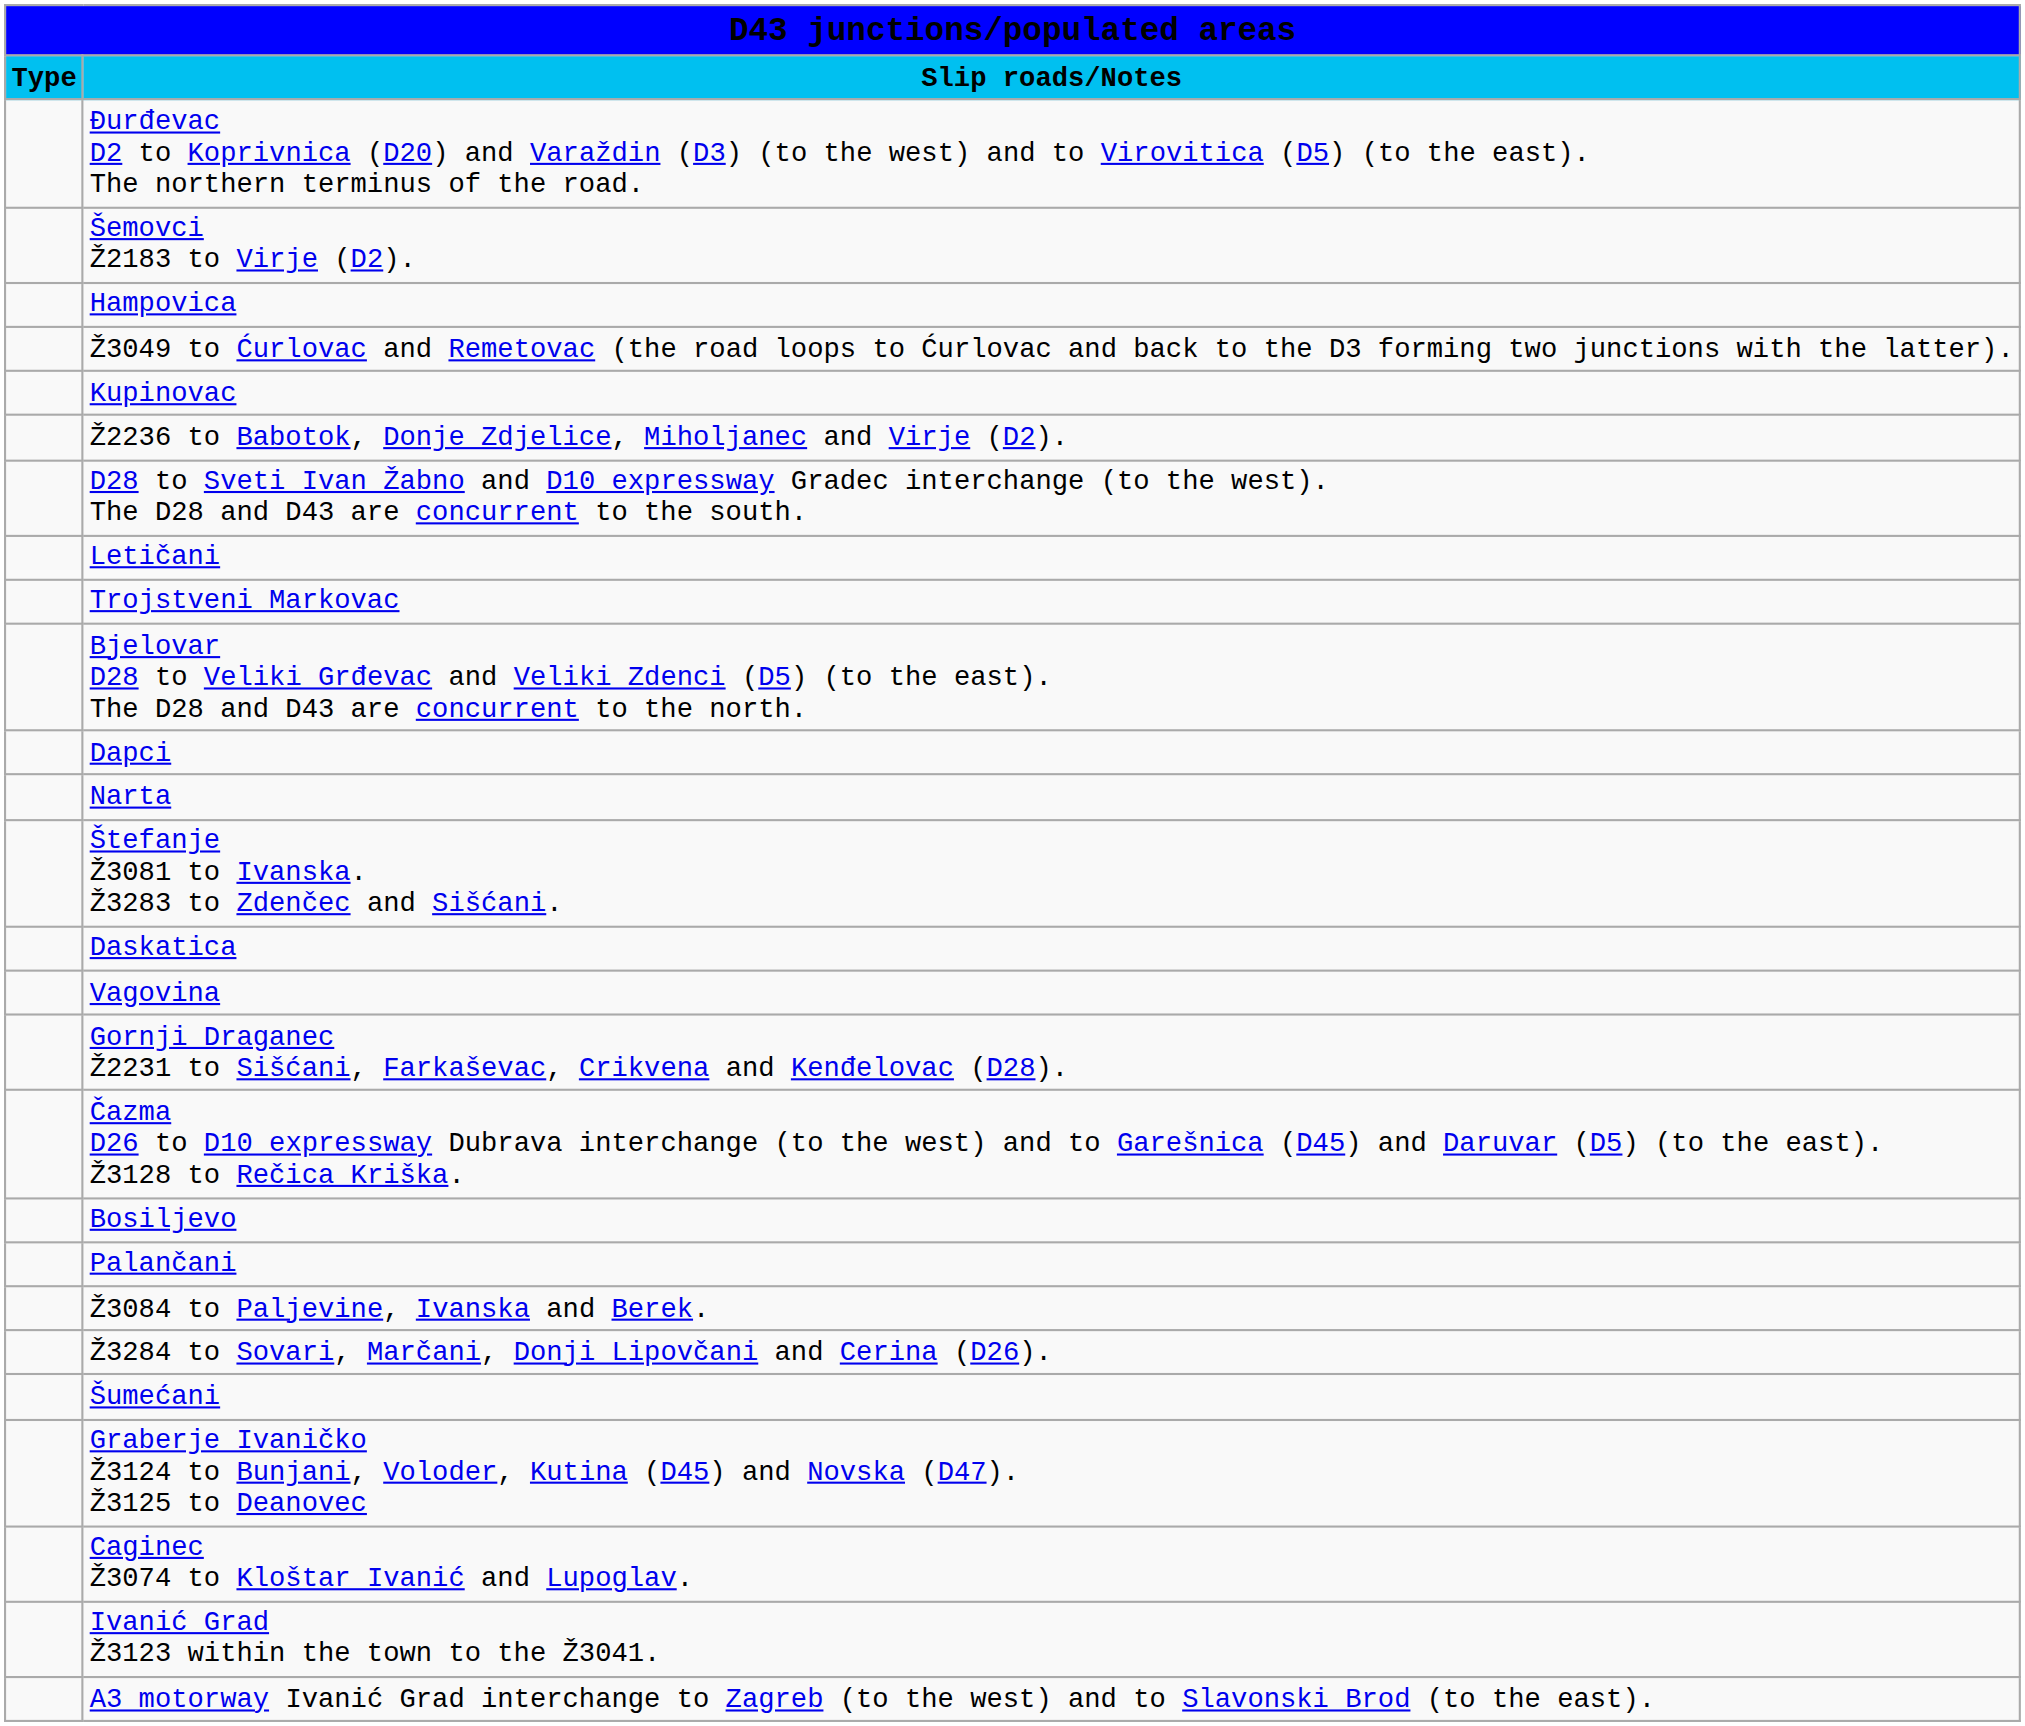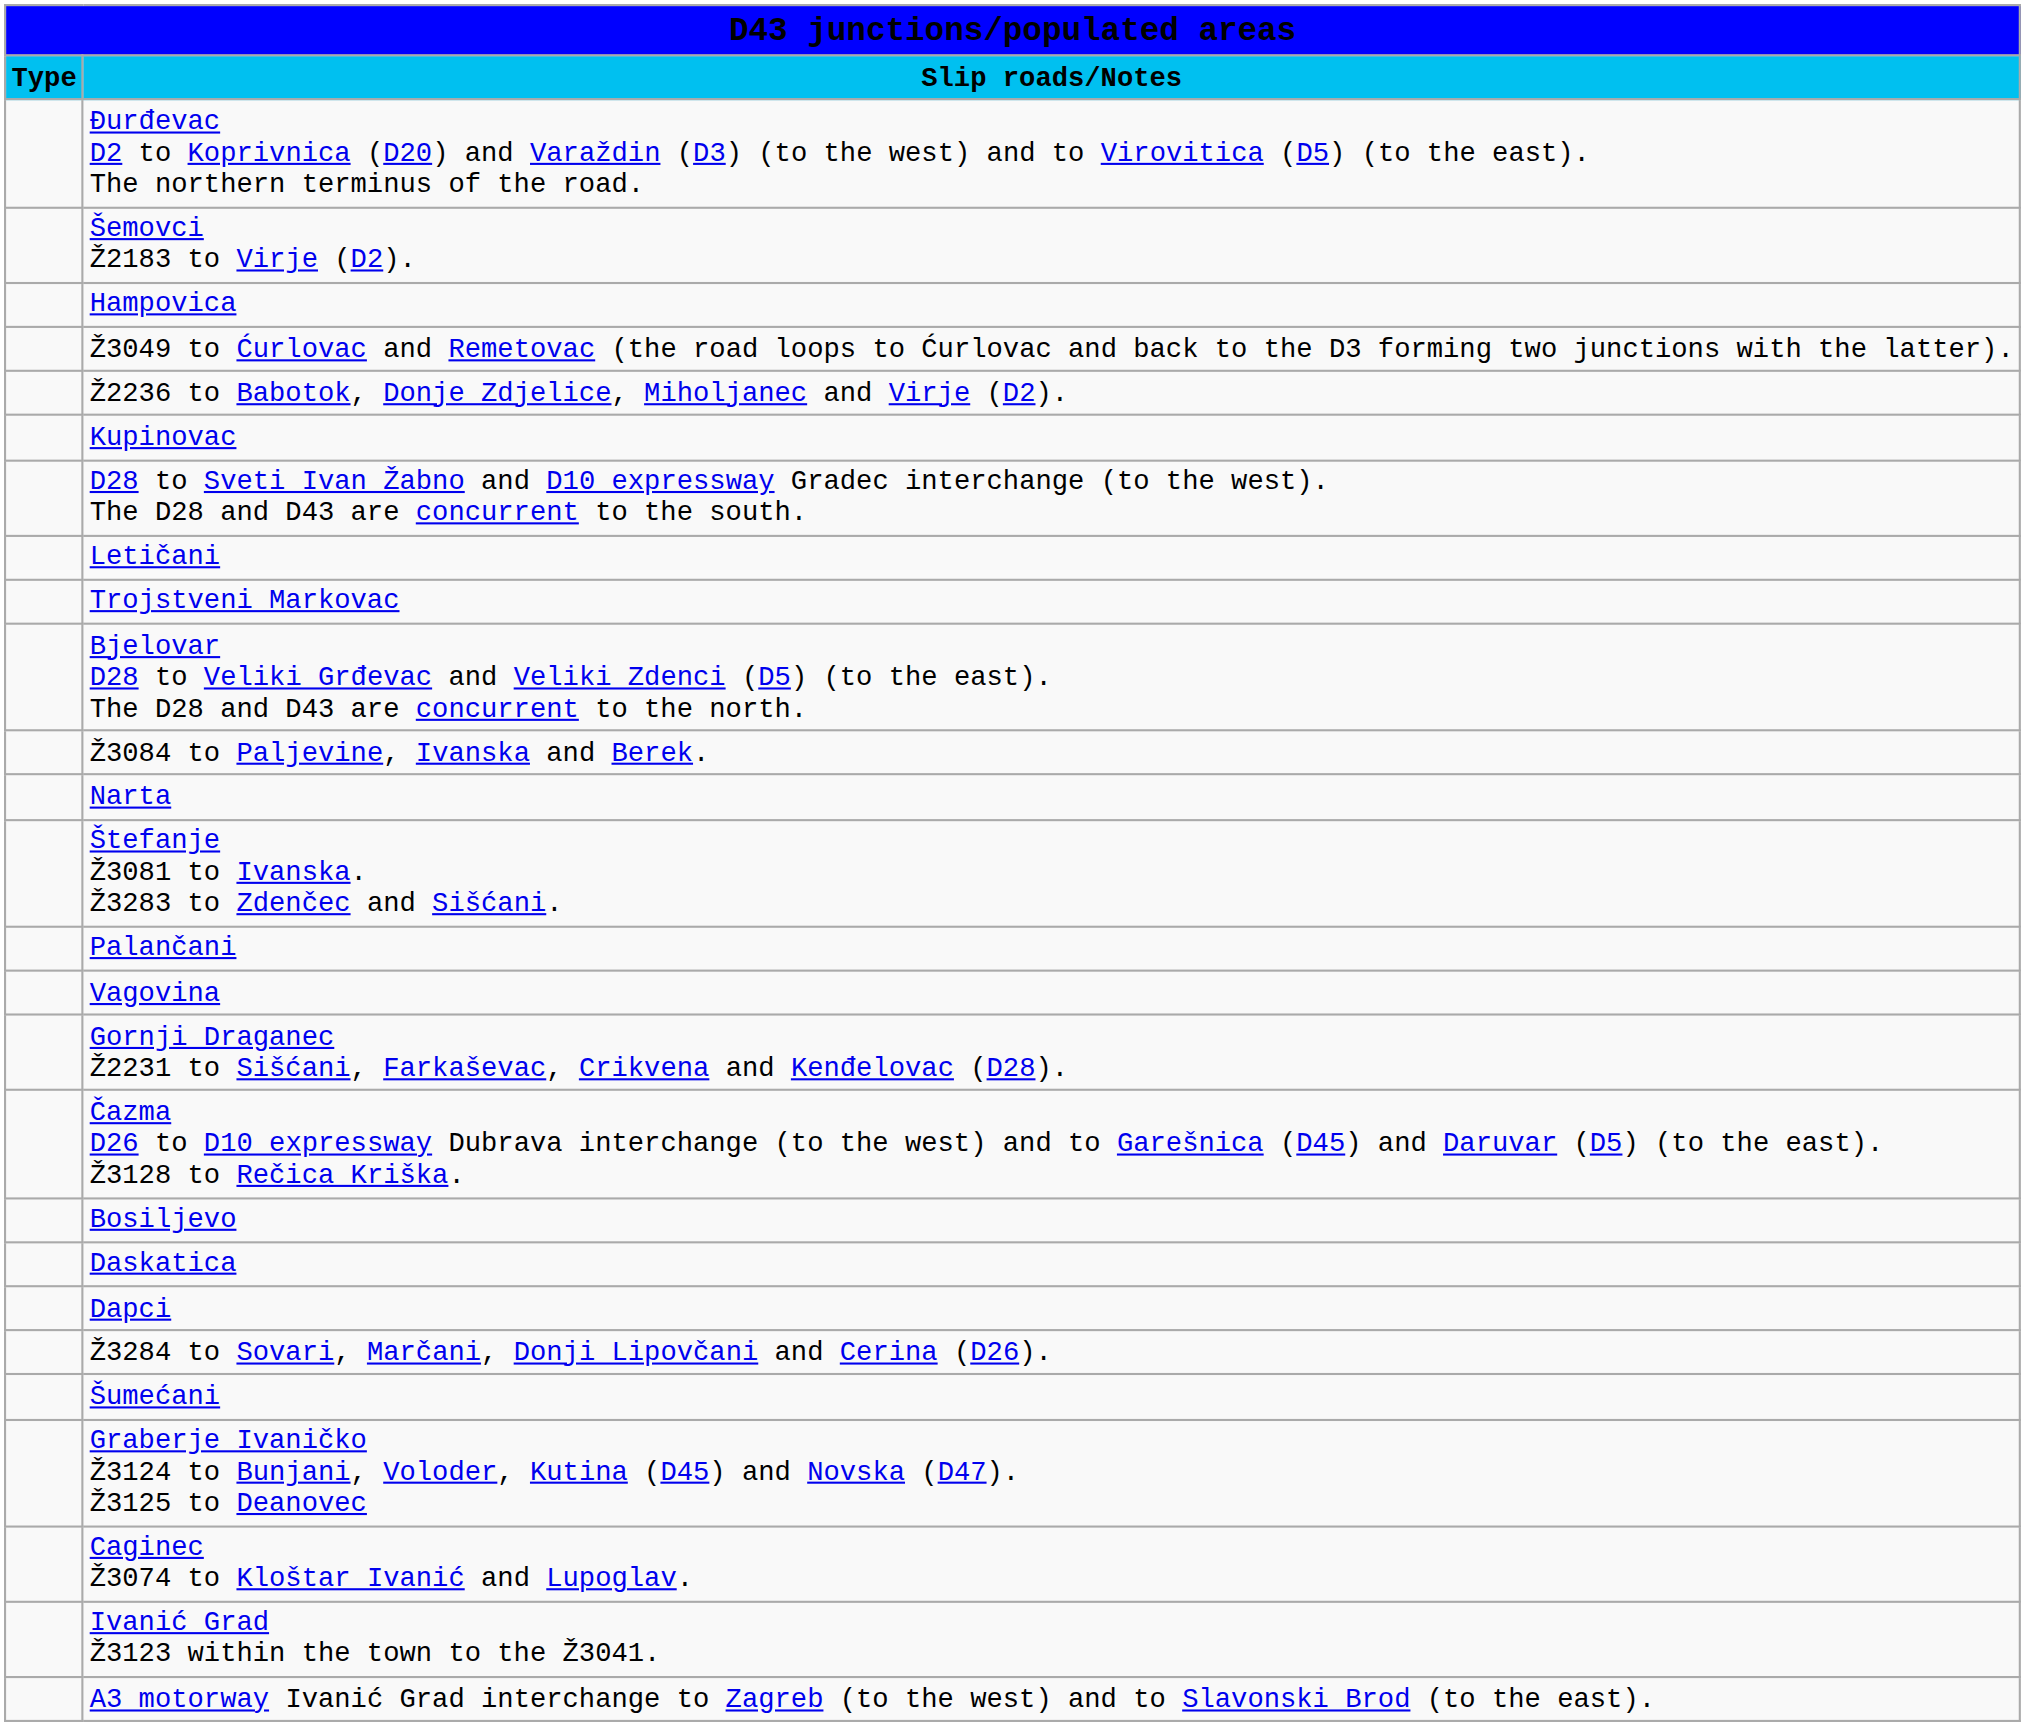rows swapped: (579, 437) <-> (163, 393)
rows swapped: (400, 1308) <-> (130, 753)
rows swapped: (163, 948) <-> (163, 1264)
